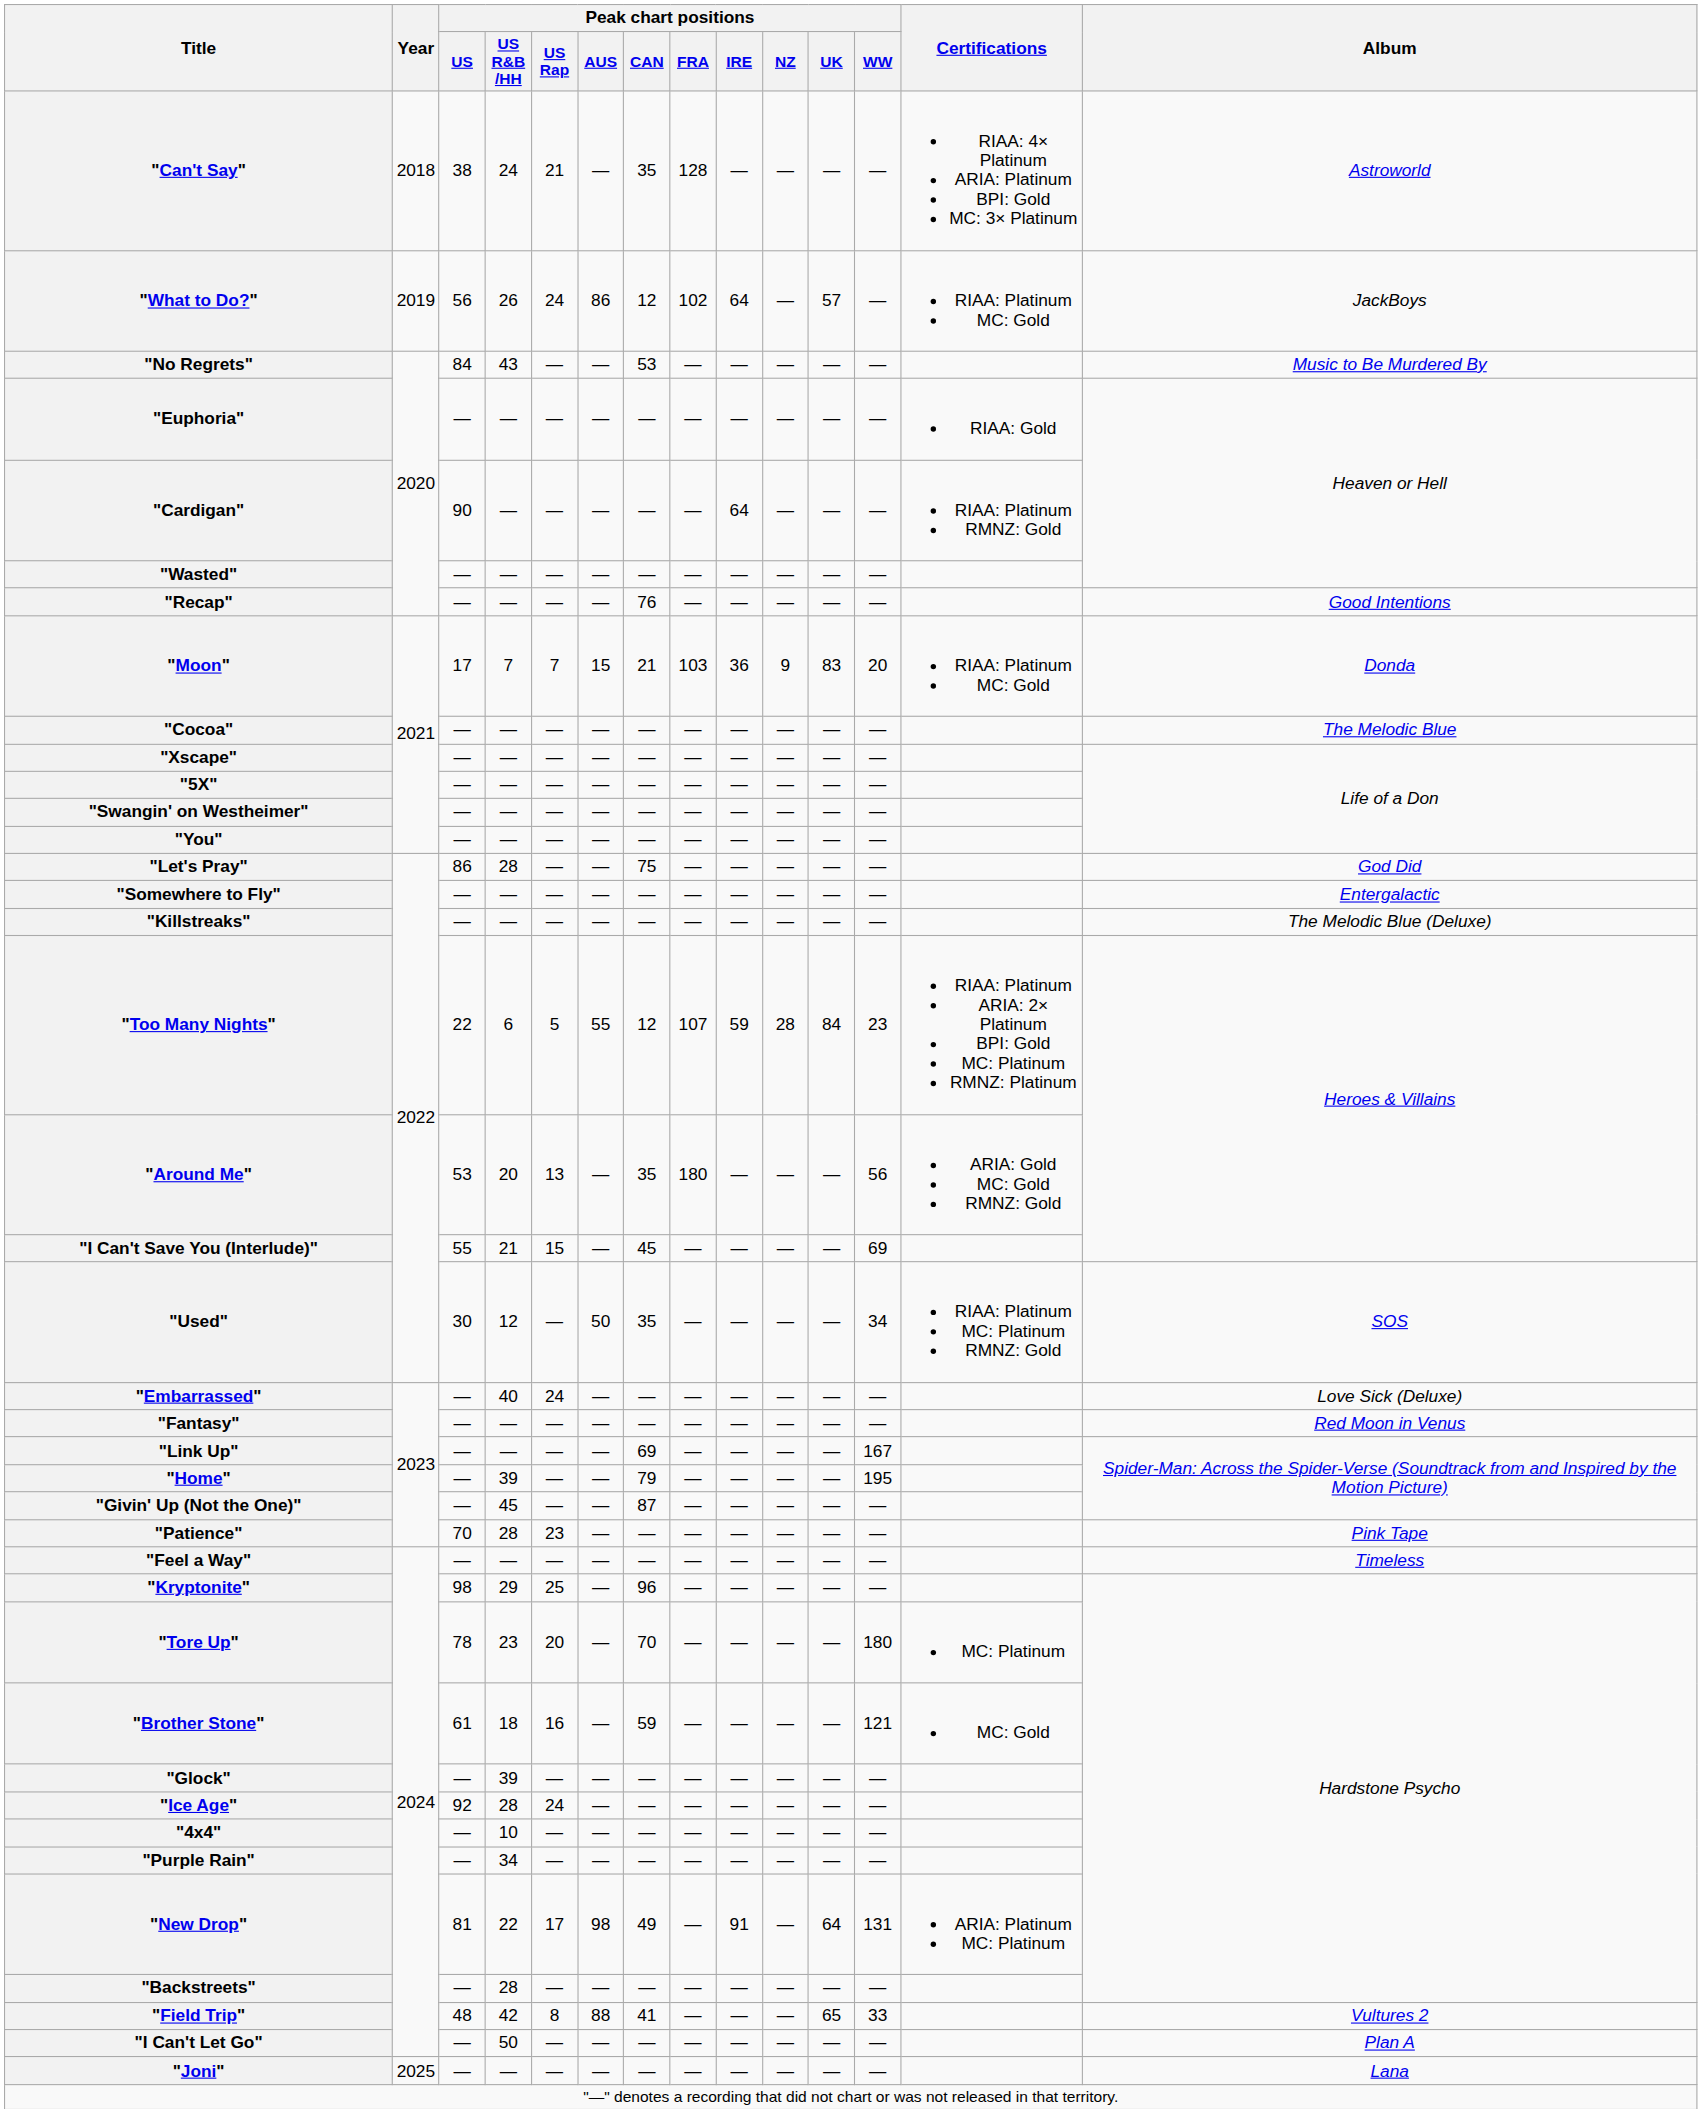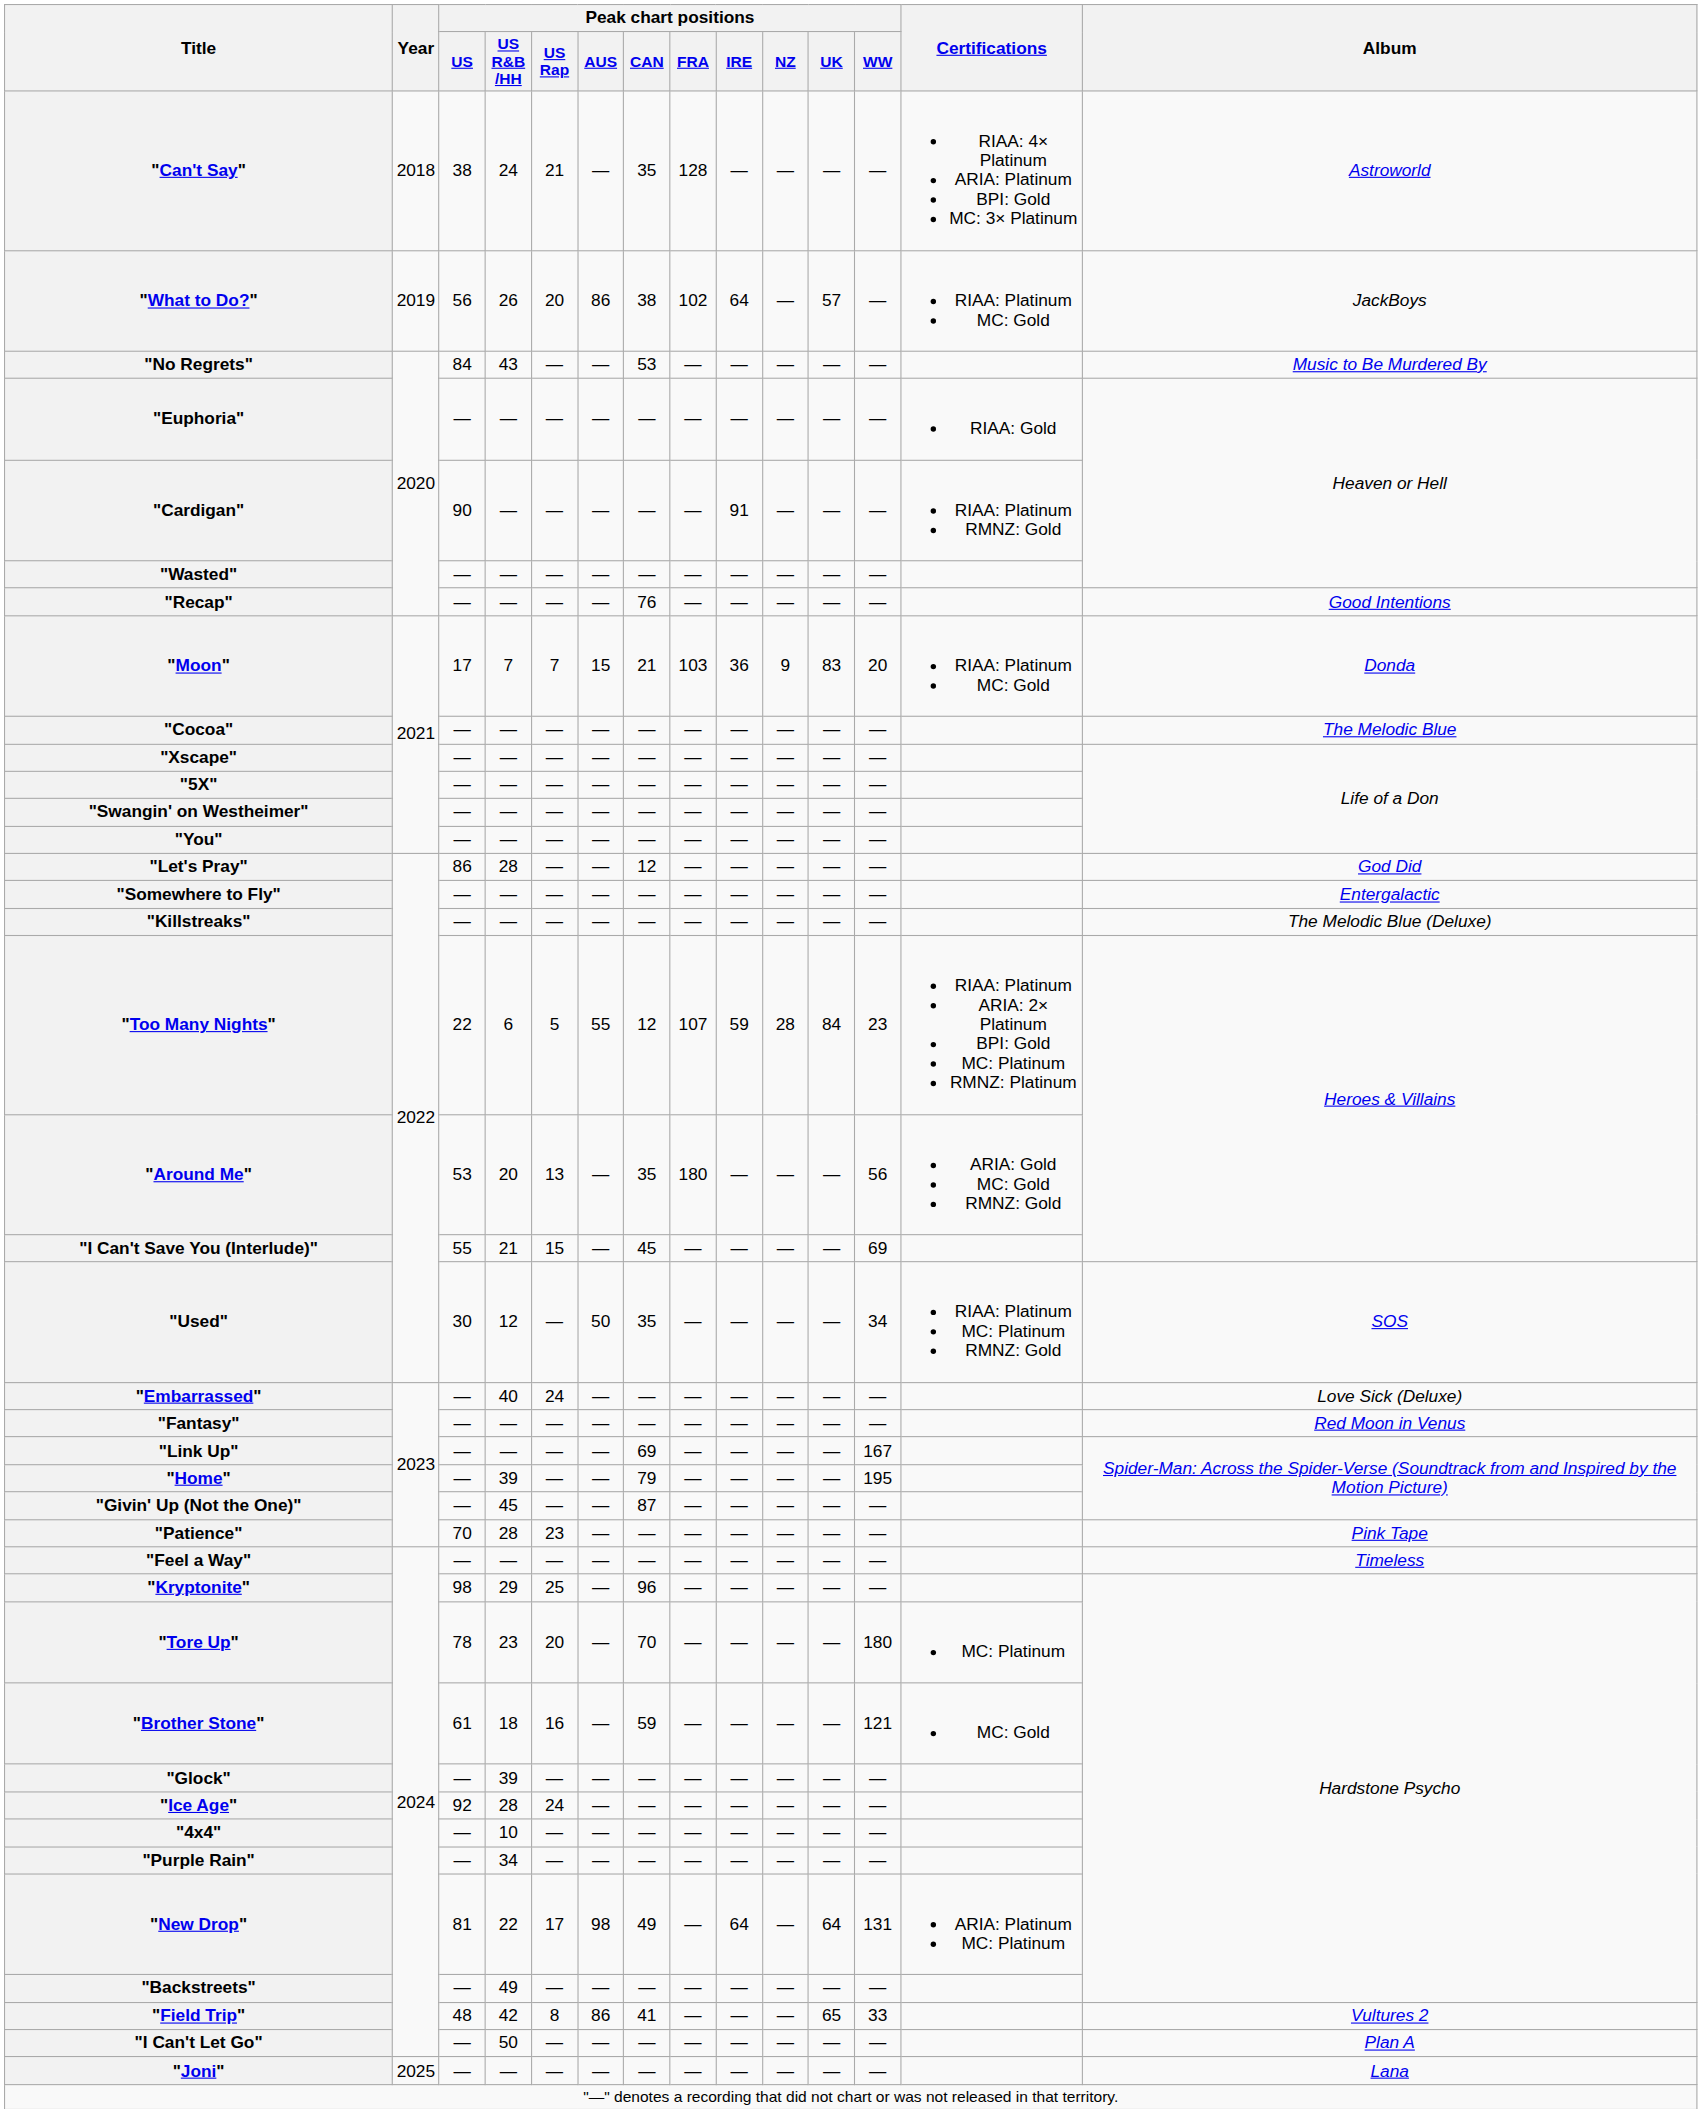(554, 300) 24 -> (554, 300) 20
(647, 300) 12 -> (647, 300) 38
(739, 510) 64 -> (739, 510) 91
(647, 867) 75 -> (647, 867) 12
(739, 1924) 91 -> (739, 1924) 64
(508, 1988) 28 -> (508, 1988) 49
(601, 2015) 88 -> (601, 2015) 86
